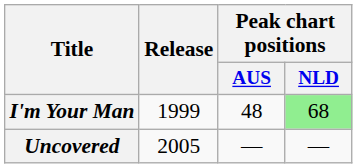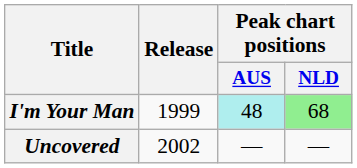(252, 111) no background -> (252, 111) paleturquoise background
(179, 145) 2005 -> (179, 145) 2002
